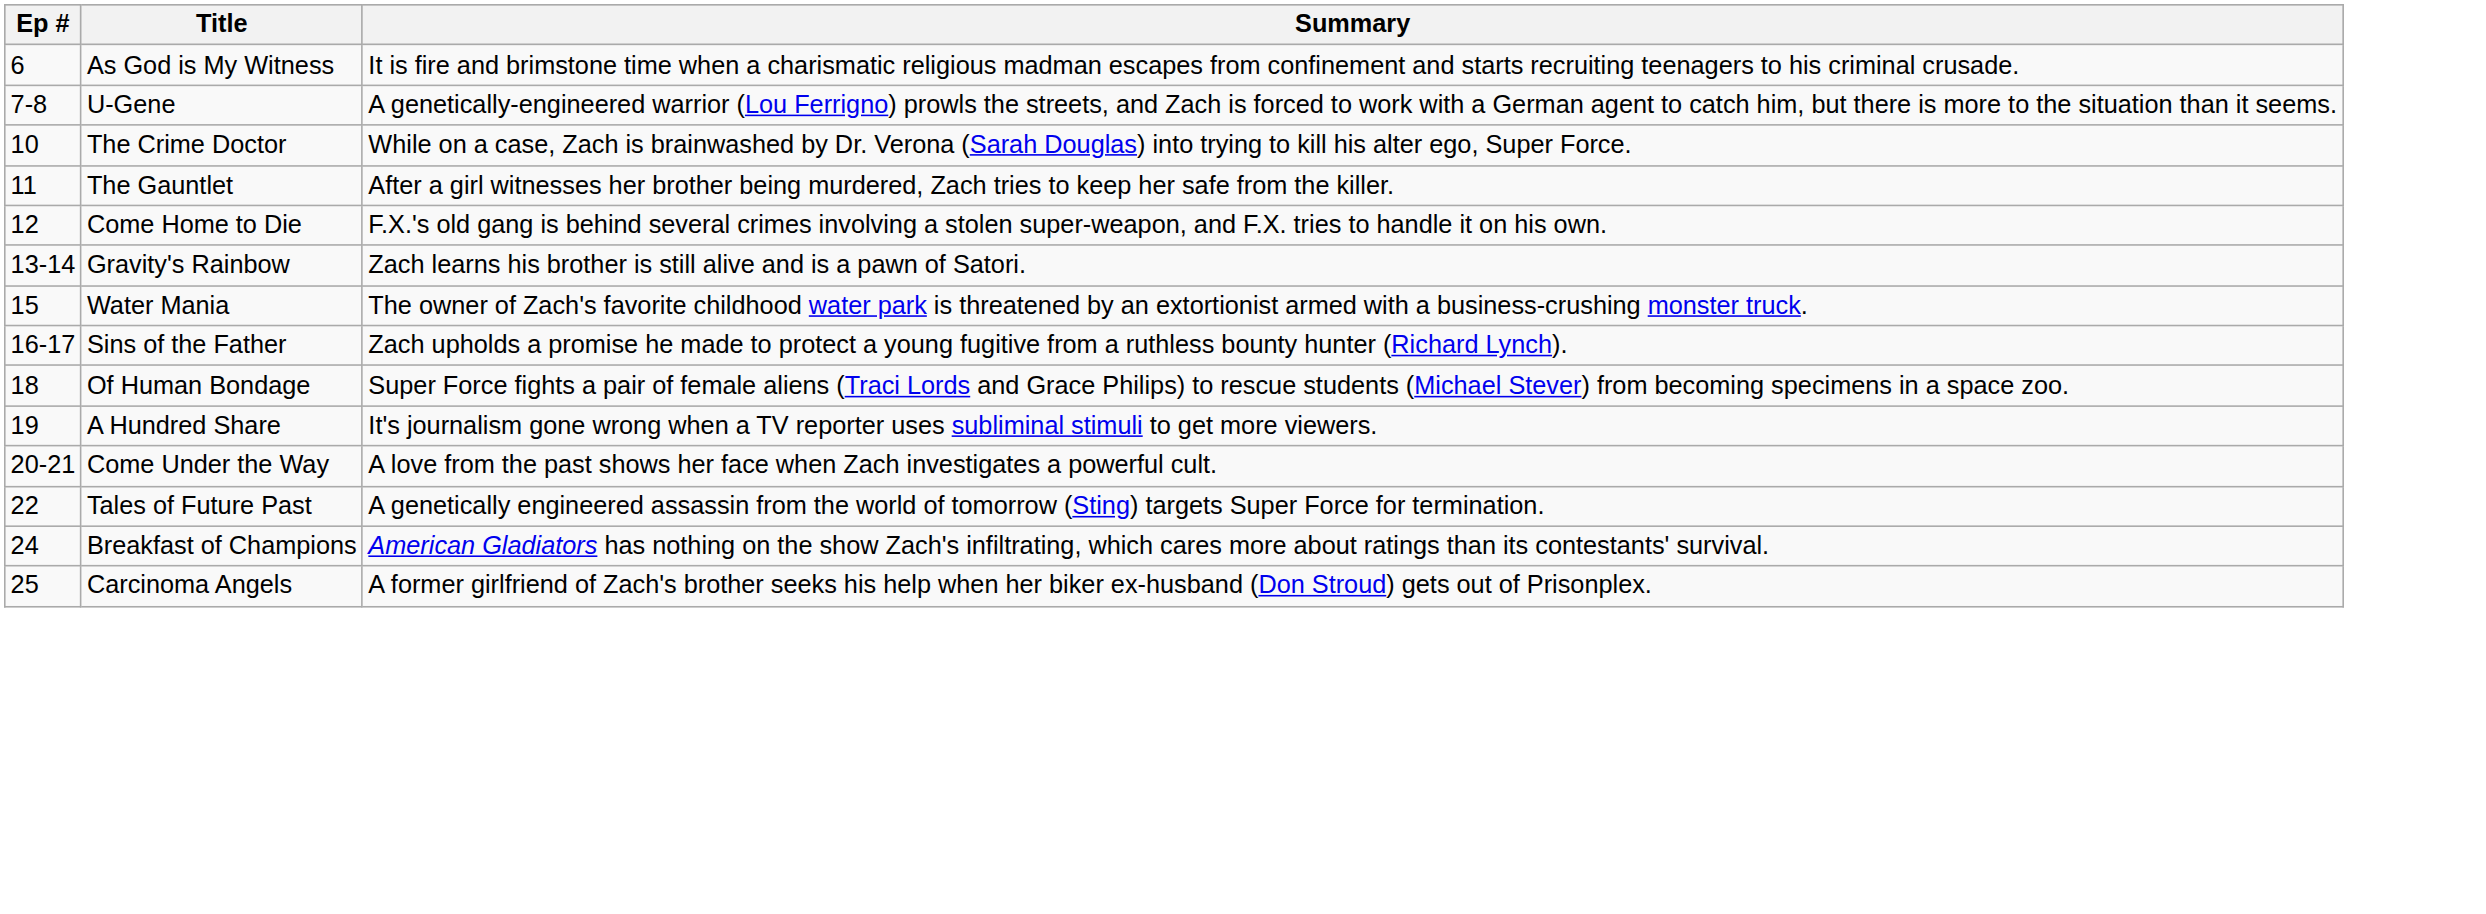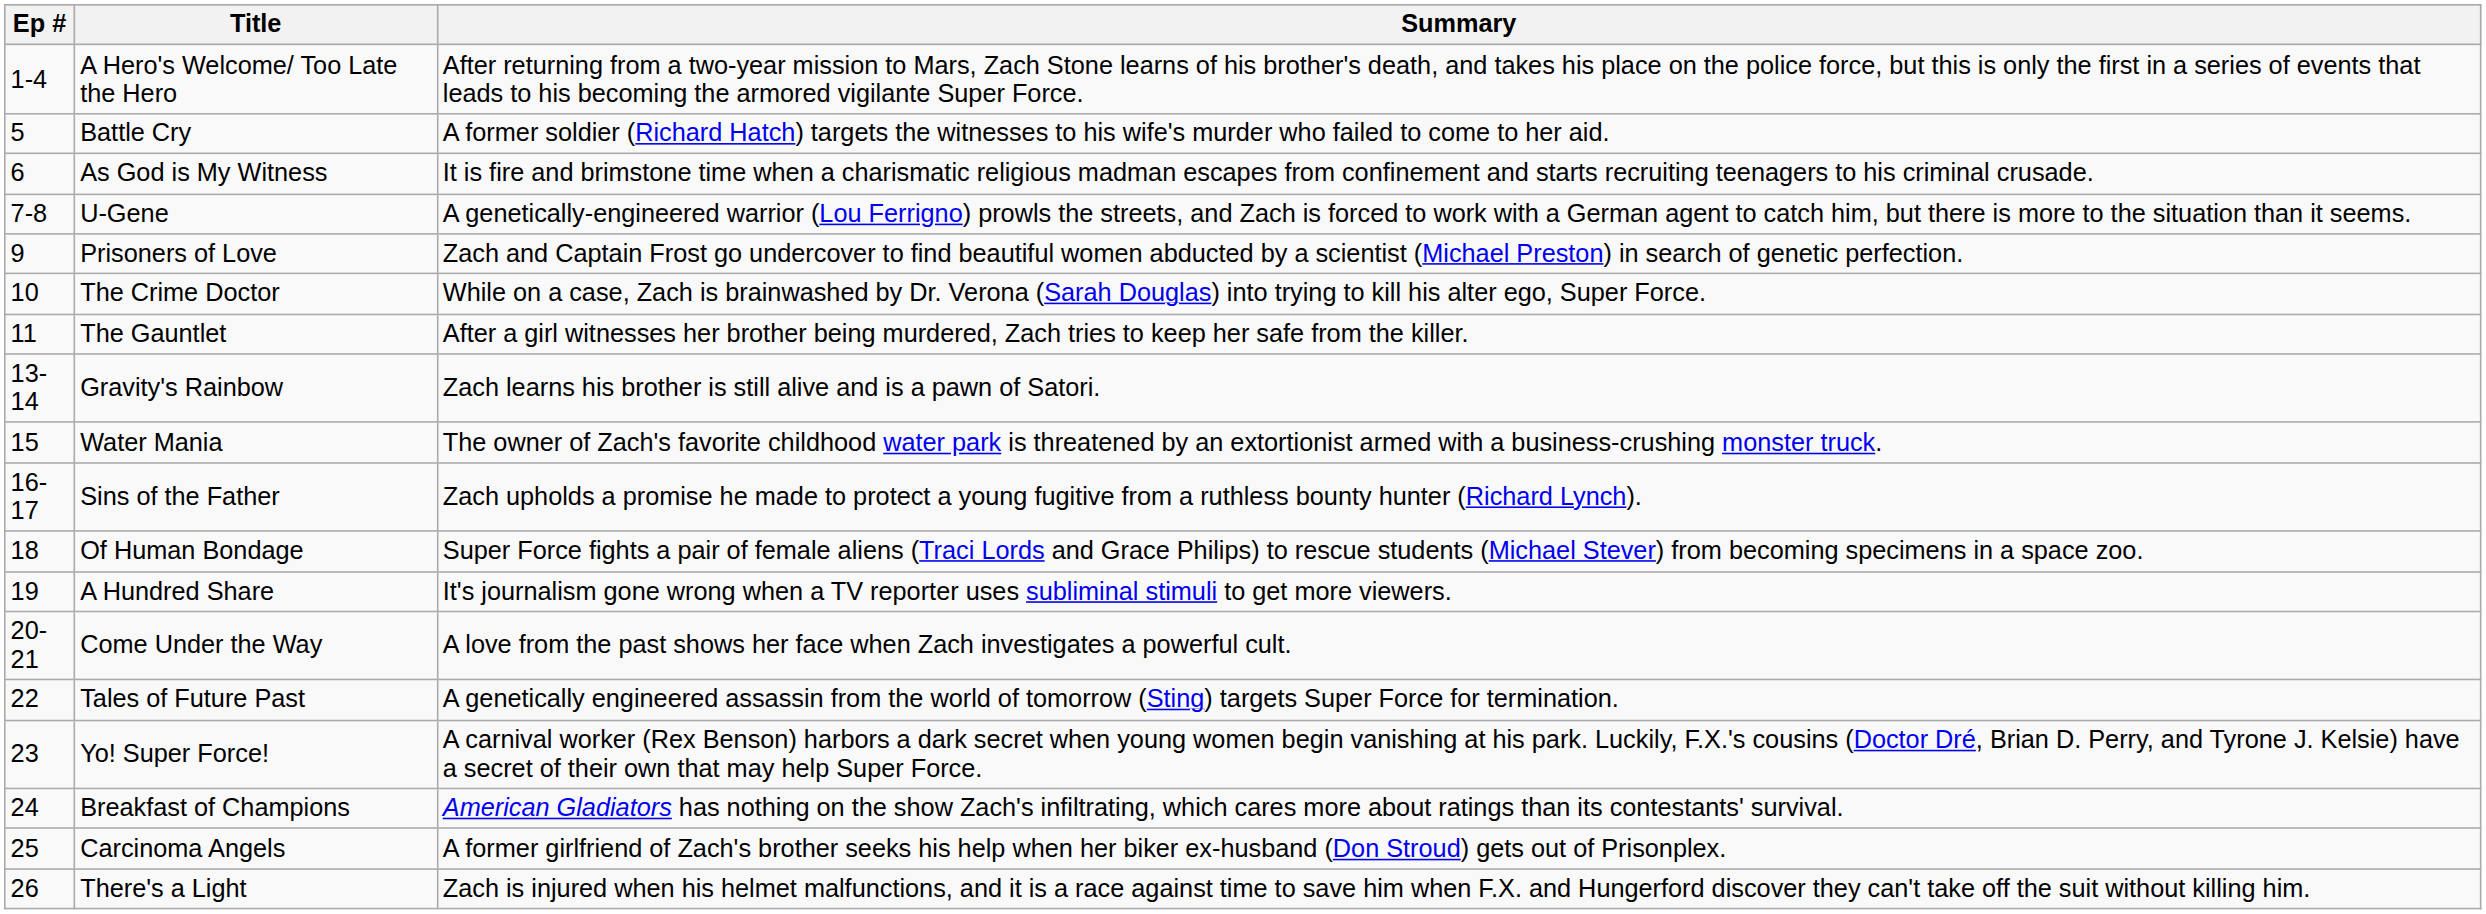+ row: (239, 78)
+ row: (136, 133)
+ row: (179, 253)
- row: (194, 225)
+ row: (175, 753)
+ row: (163, 888)
